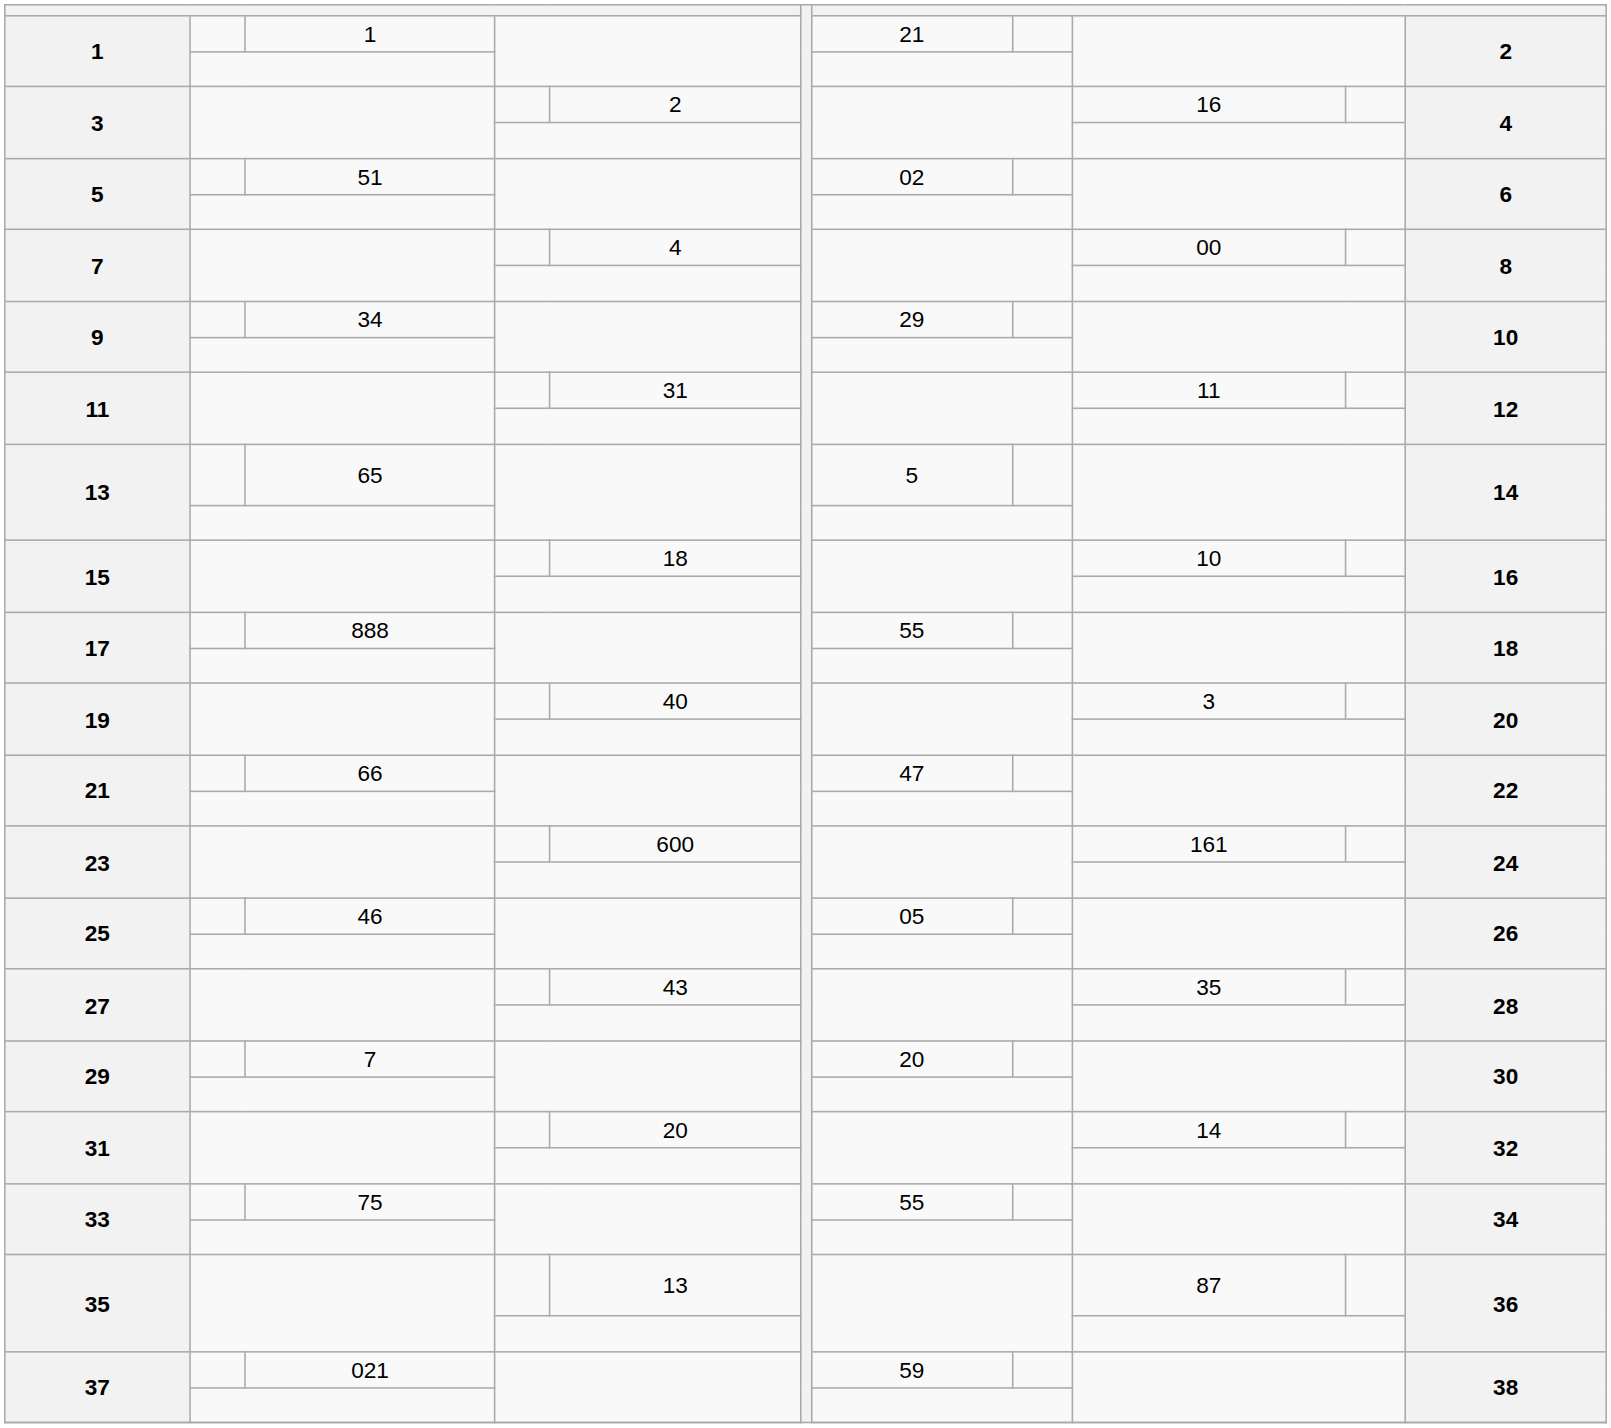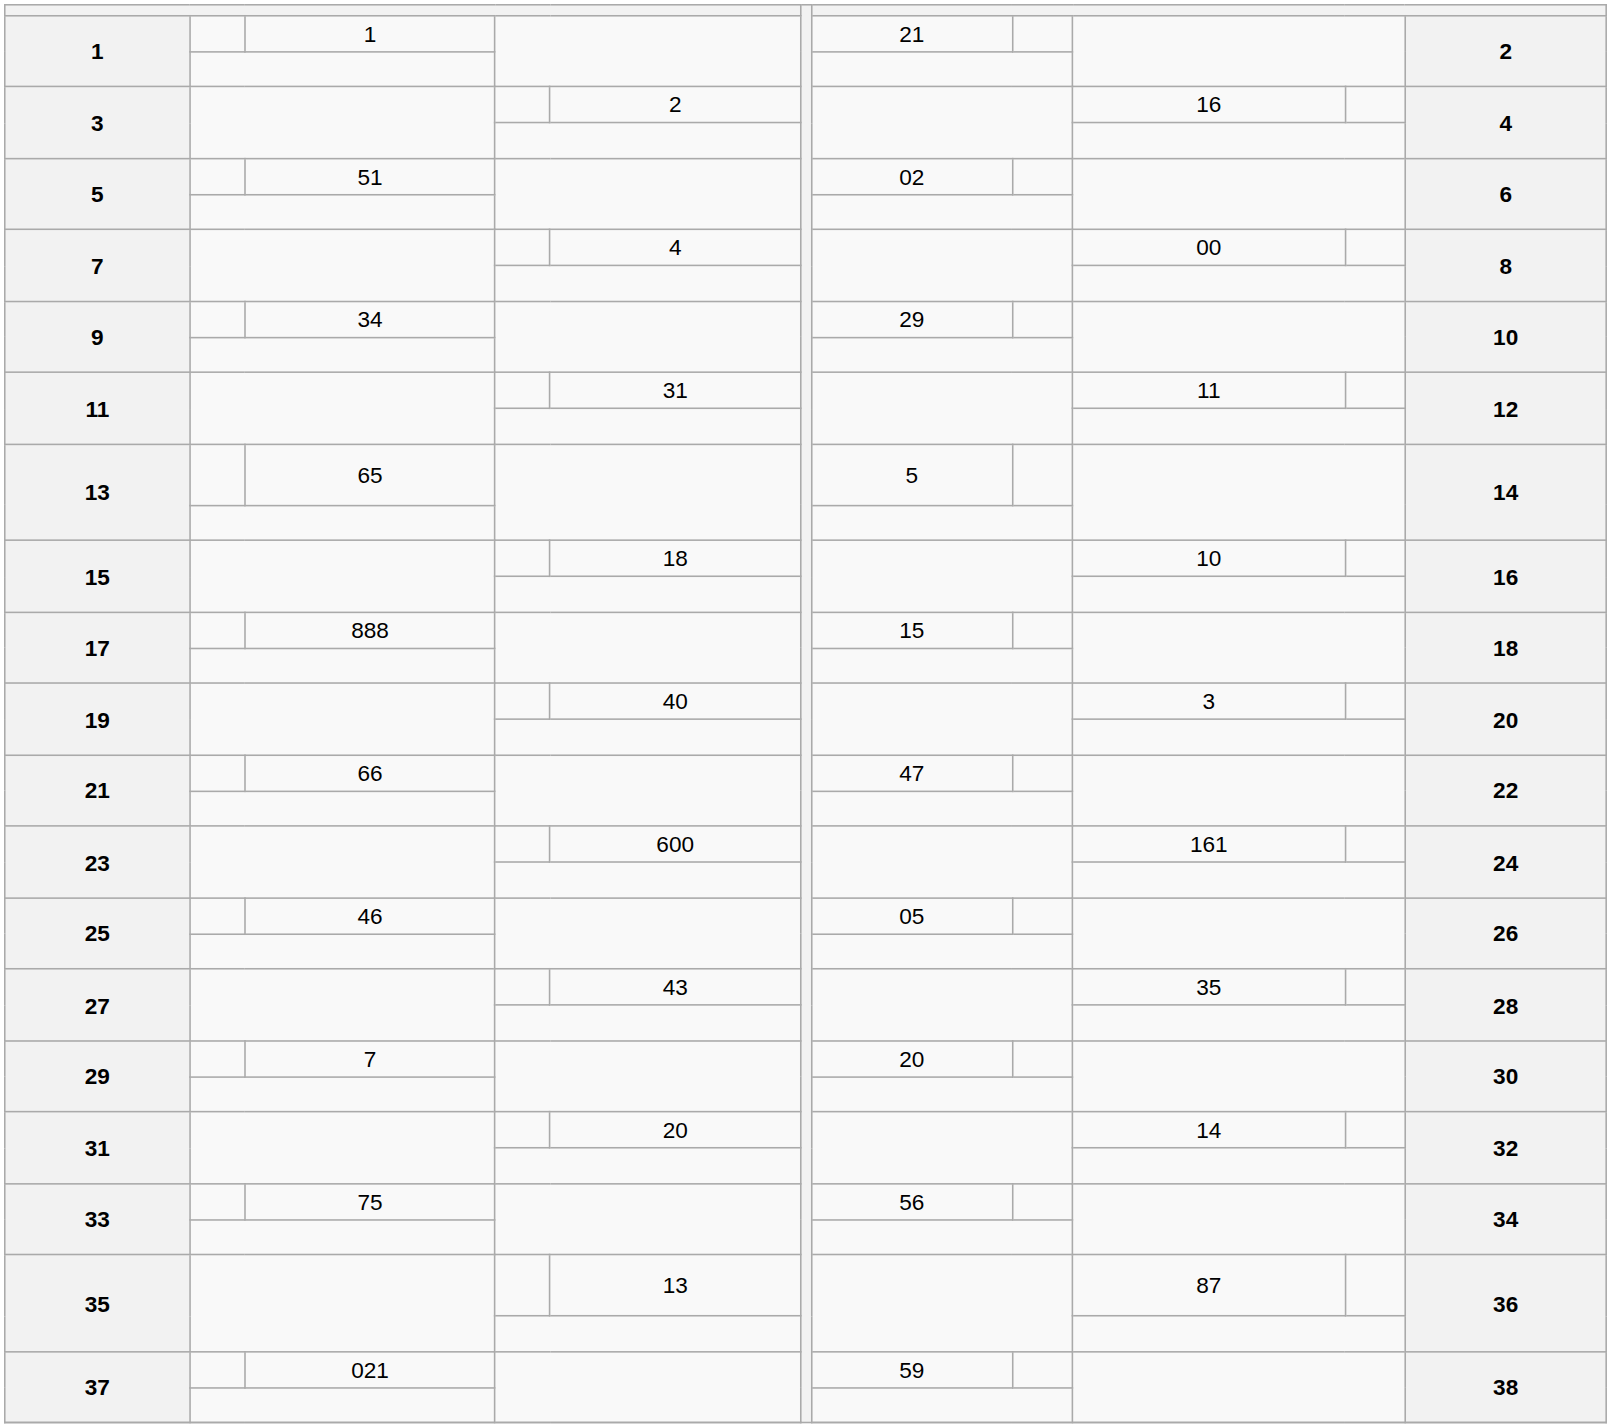(912, 630) 55 -> (912, 630) 15
(912, 1202) 55 -> (912, 1202) 56
